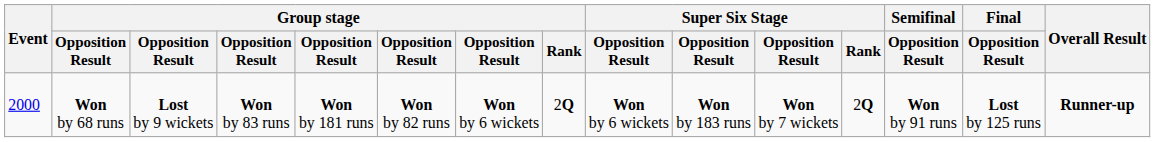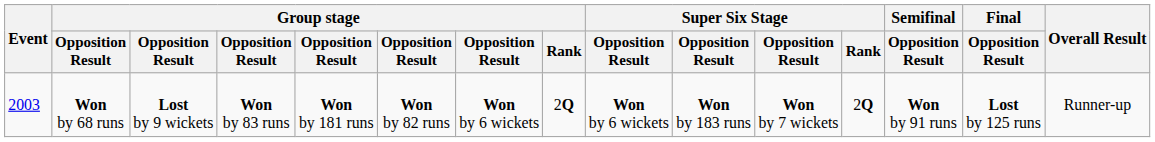(24, 105) 2000 -> (24, 105) 2003
(1097, 105) bold -> (1097, 105) normal
